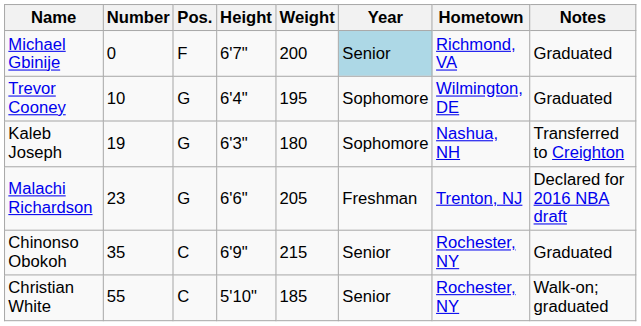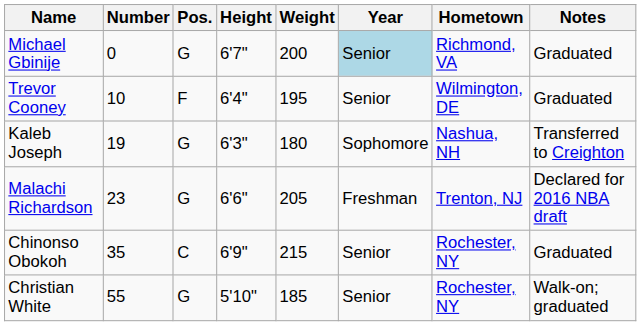(182, 53) F -> (184, 53) G
(184, 98) G -> (182, 98) F
(385, 98) Sophomore -> (366, 98) Senior
(183, 297) C -> (184, 297) G
